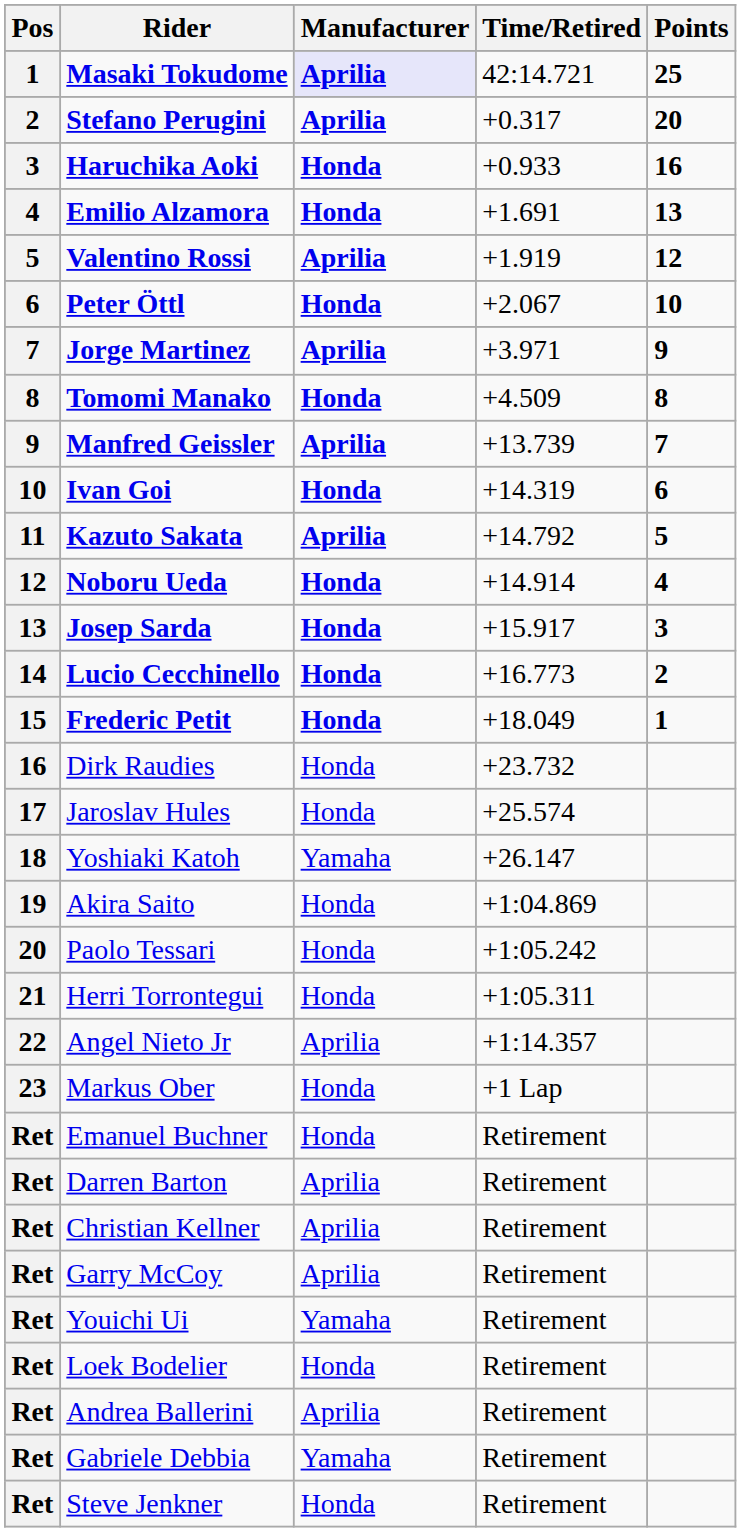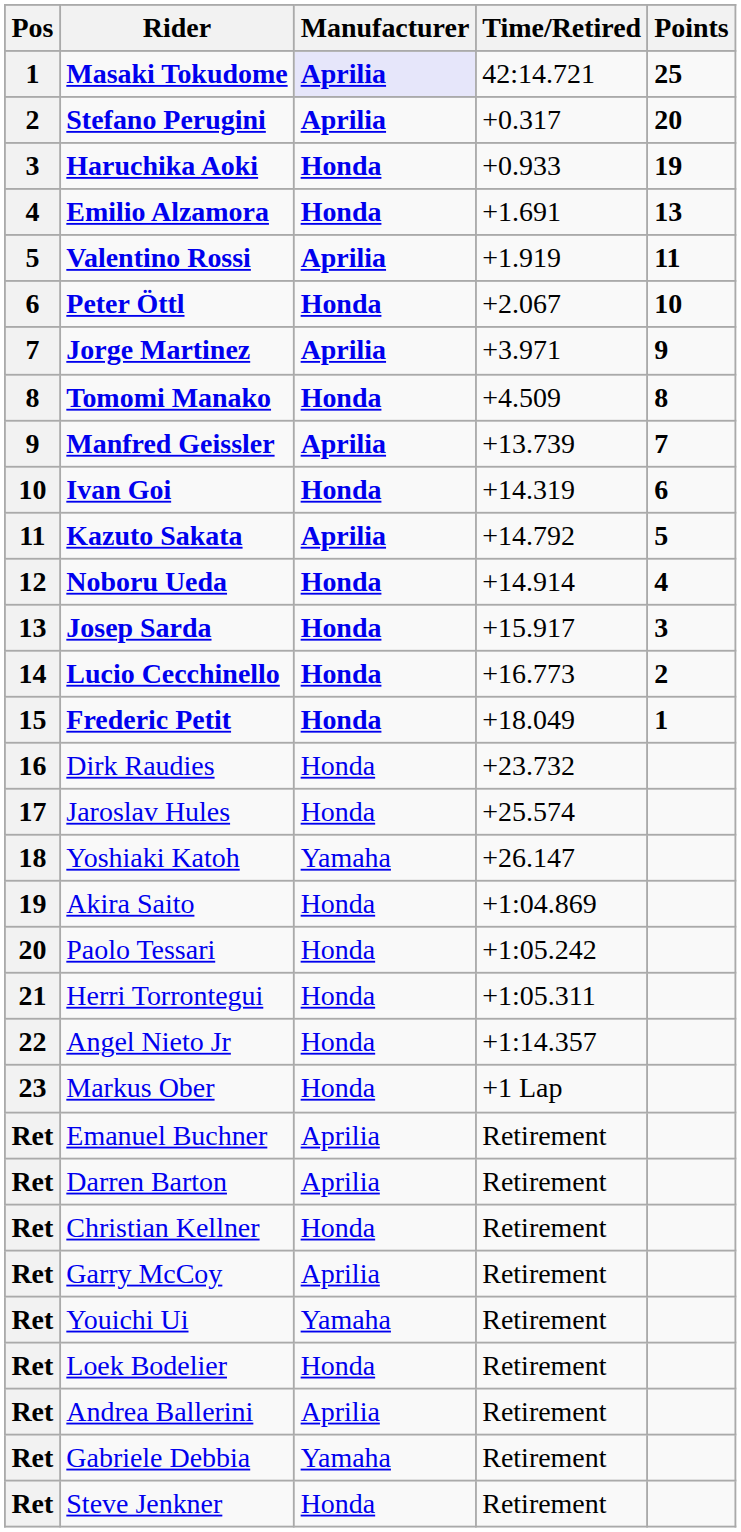(668, 166) 16 -> (668, 166) 19
(668, 258) 12 -> (667, 258) 11
(340, 1042) Aprilia -> (338, 1042) Honda
(338, 1134) Honda -> (340, 1134) Aprilia
(340, 1226) Aprilia -> (338, 1226) Honda
